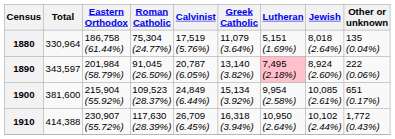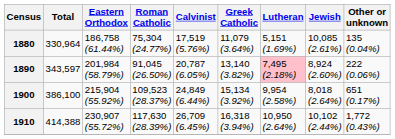(325, 43) 8,018 (2.64%) -> (325, 43) 10,085 (2.61%)
(63, 95) 381,600 -> (63, 95) 386,100
(325, 95) 10,085 (2.61%) -> (325, 95) 8,018 (2.64%)
